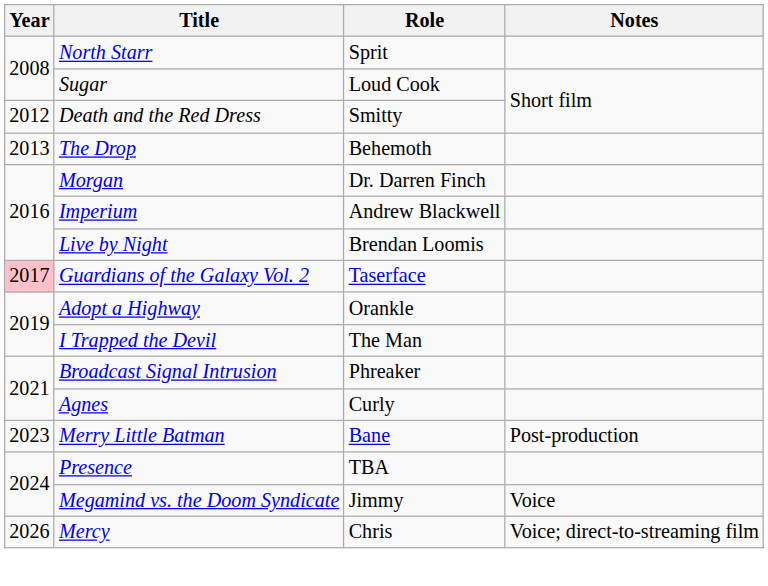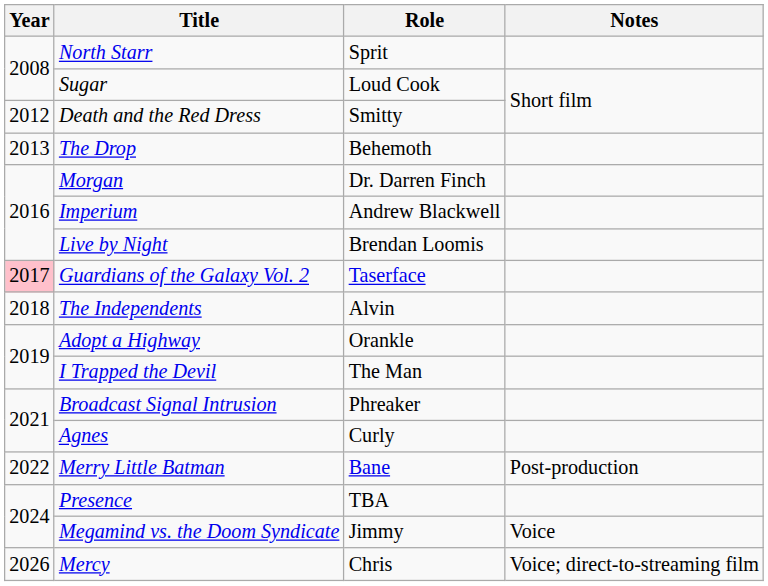+ row: (130, 308)
(29, 436) 2023 -> (29, 468) 2022
